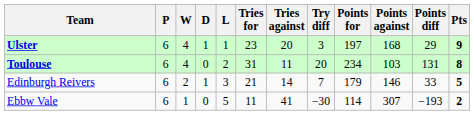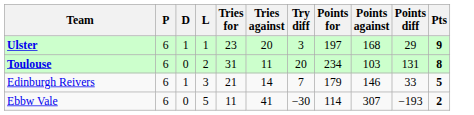- column: (186, 20)
